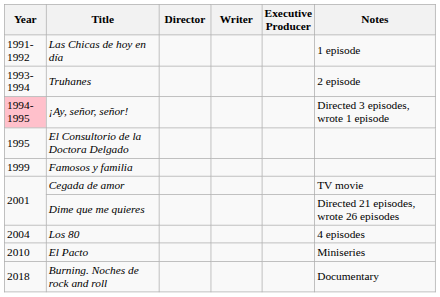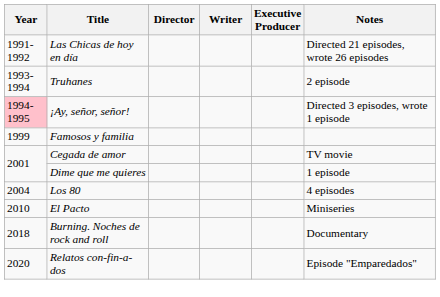(339, 50) 1 episode -> (356, 50) Directed 21 episodes, wrote 26 episodes
- row: (95, 143)
(366, 209) Directed 21 episodes, wrote 26 episodes -> (328, 172) 1 episode
+ row: (91, 263)
